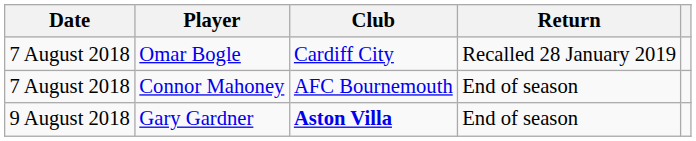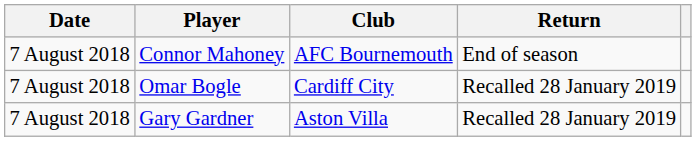rows swapped: (212, 86) <-> (190, 53)
(70, 119) 9 August 2018 -> (70, 119) 7 August 2018
(343, 119) bold -> (341, 119) normal
(520, 119) End of season -> (569, 119) Recalled 28 January 2019
